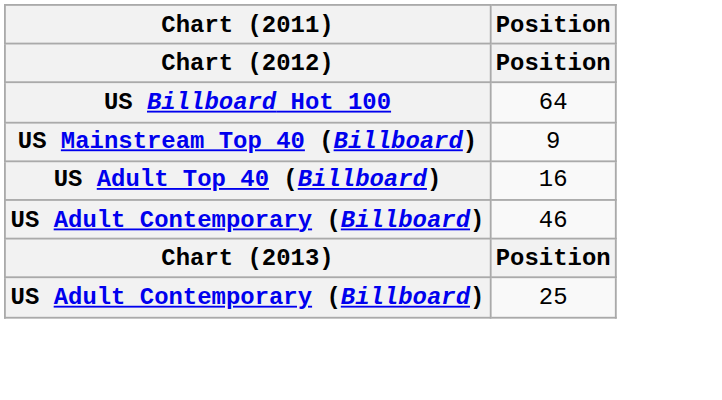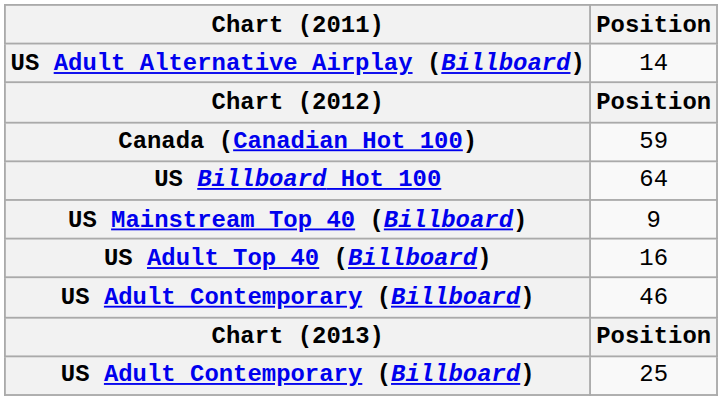+ row: (654, 63)
+ row: (654, 141)
